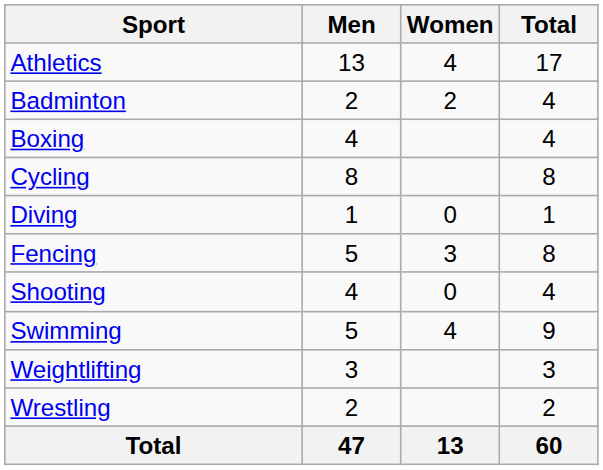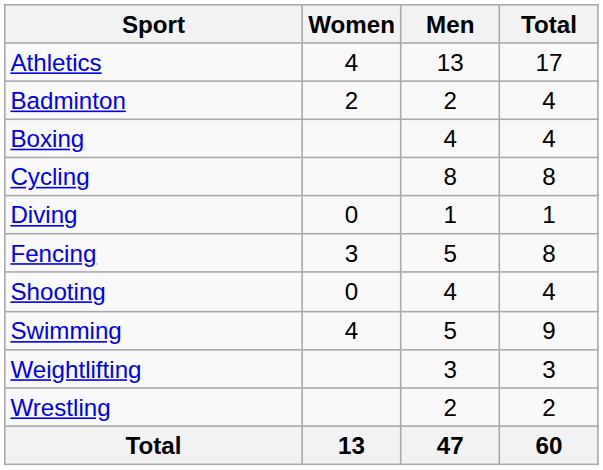columns swapped: (352, 24) <-> (450, 24)
